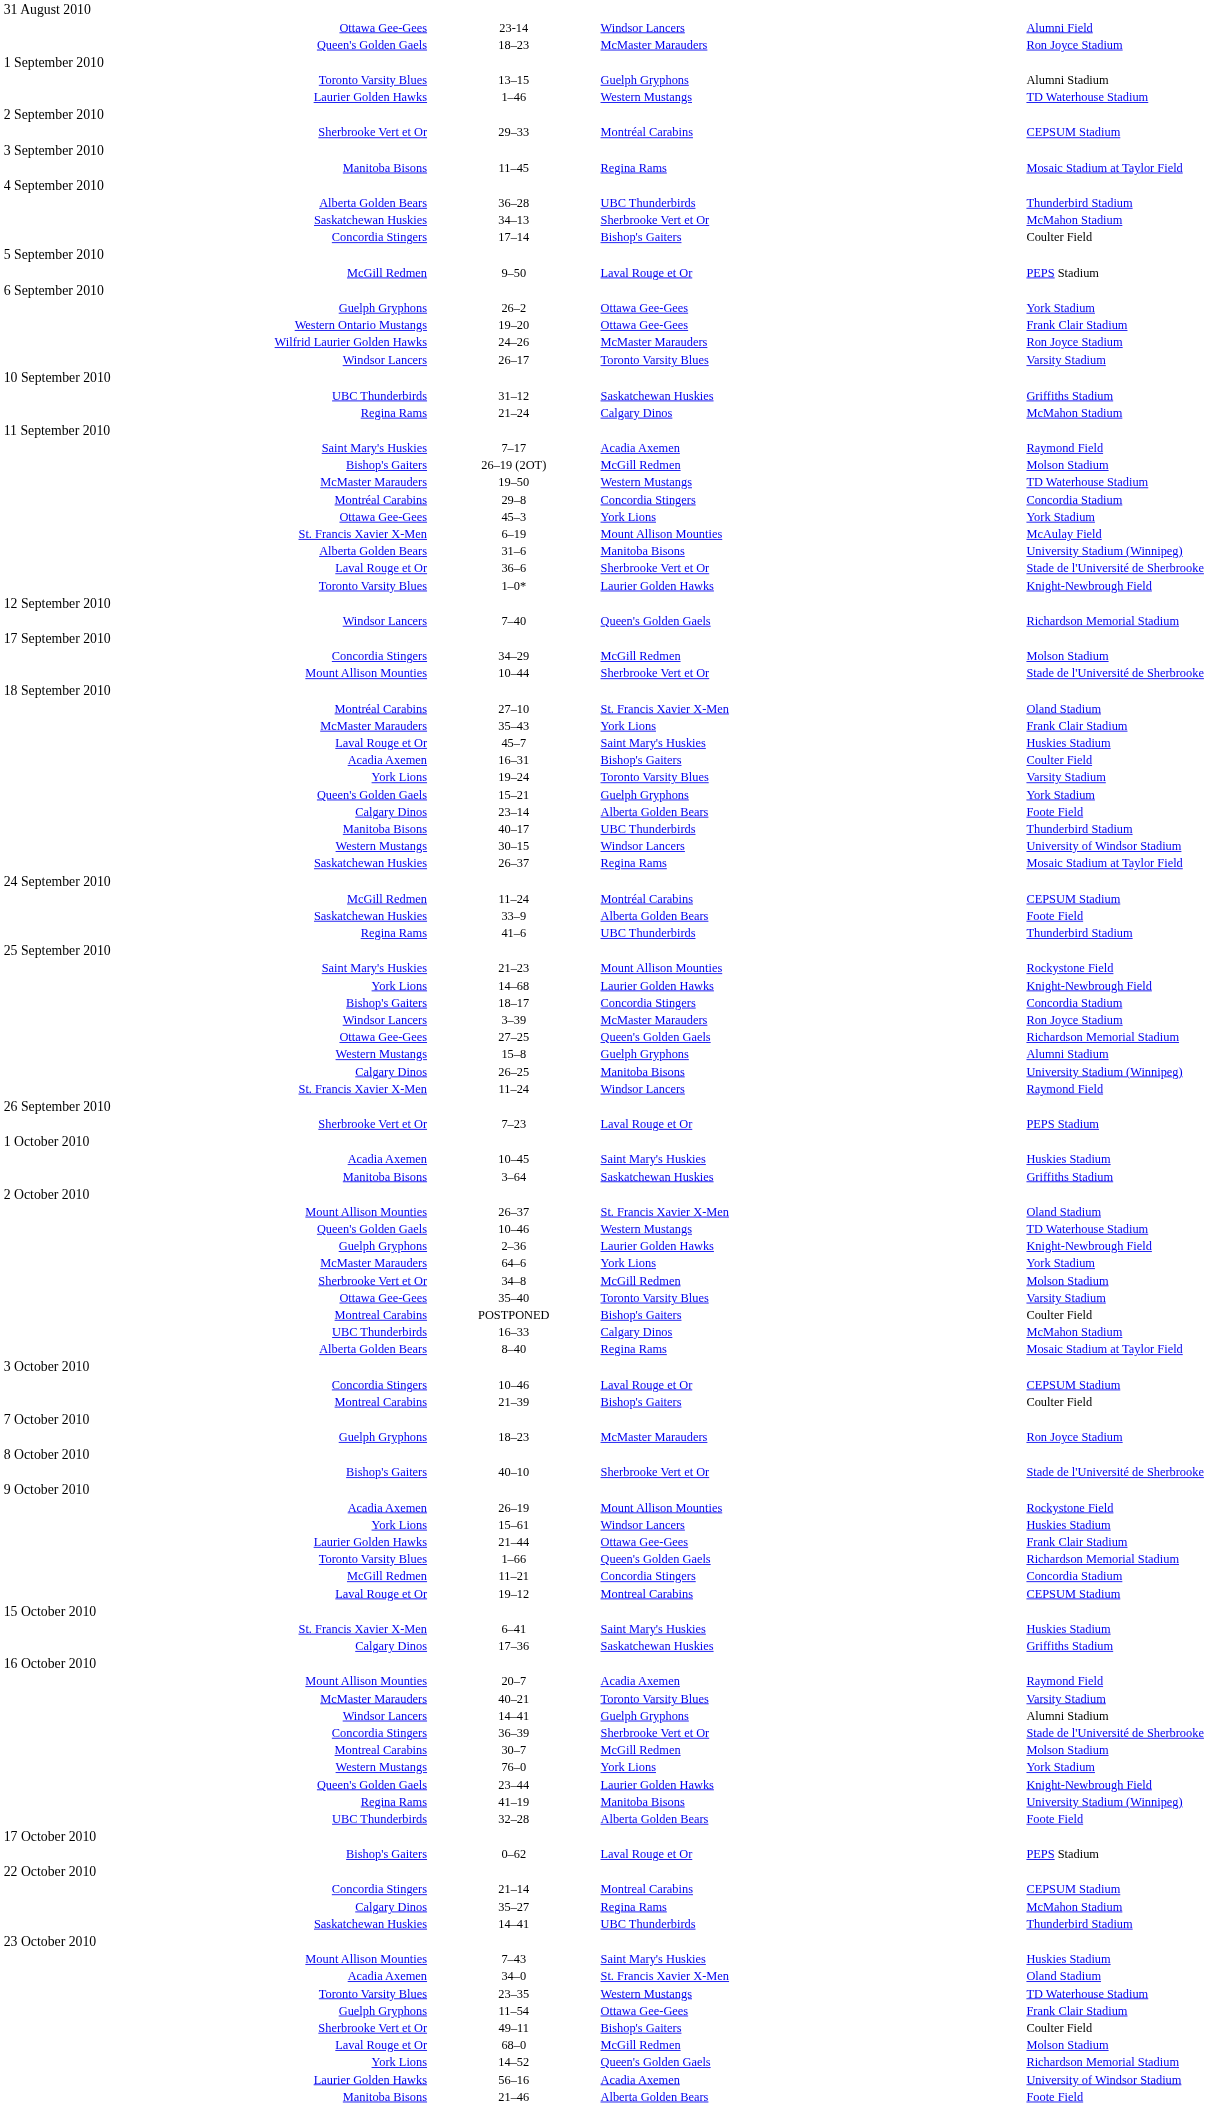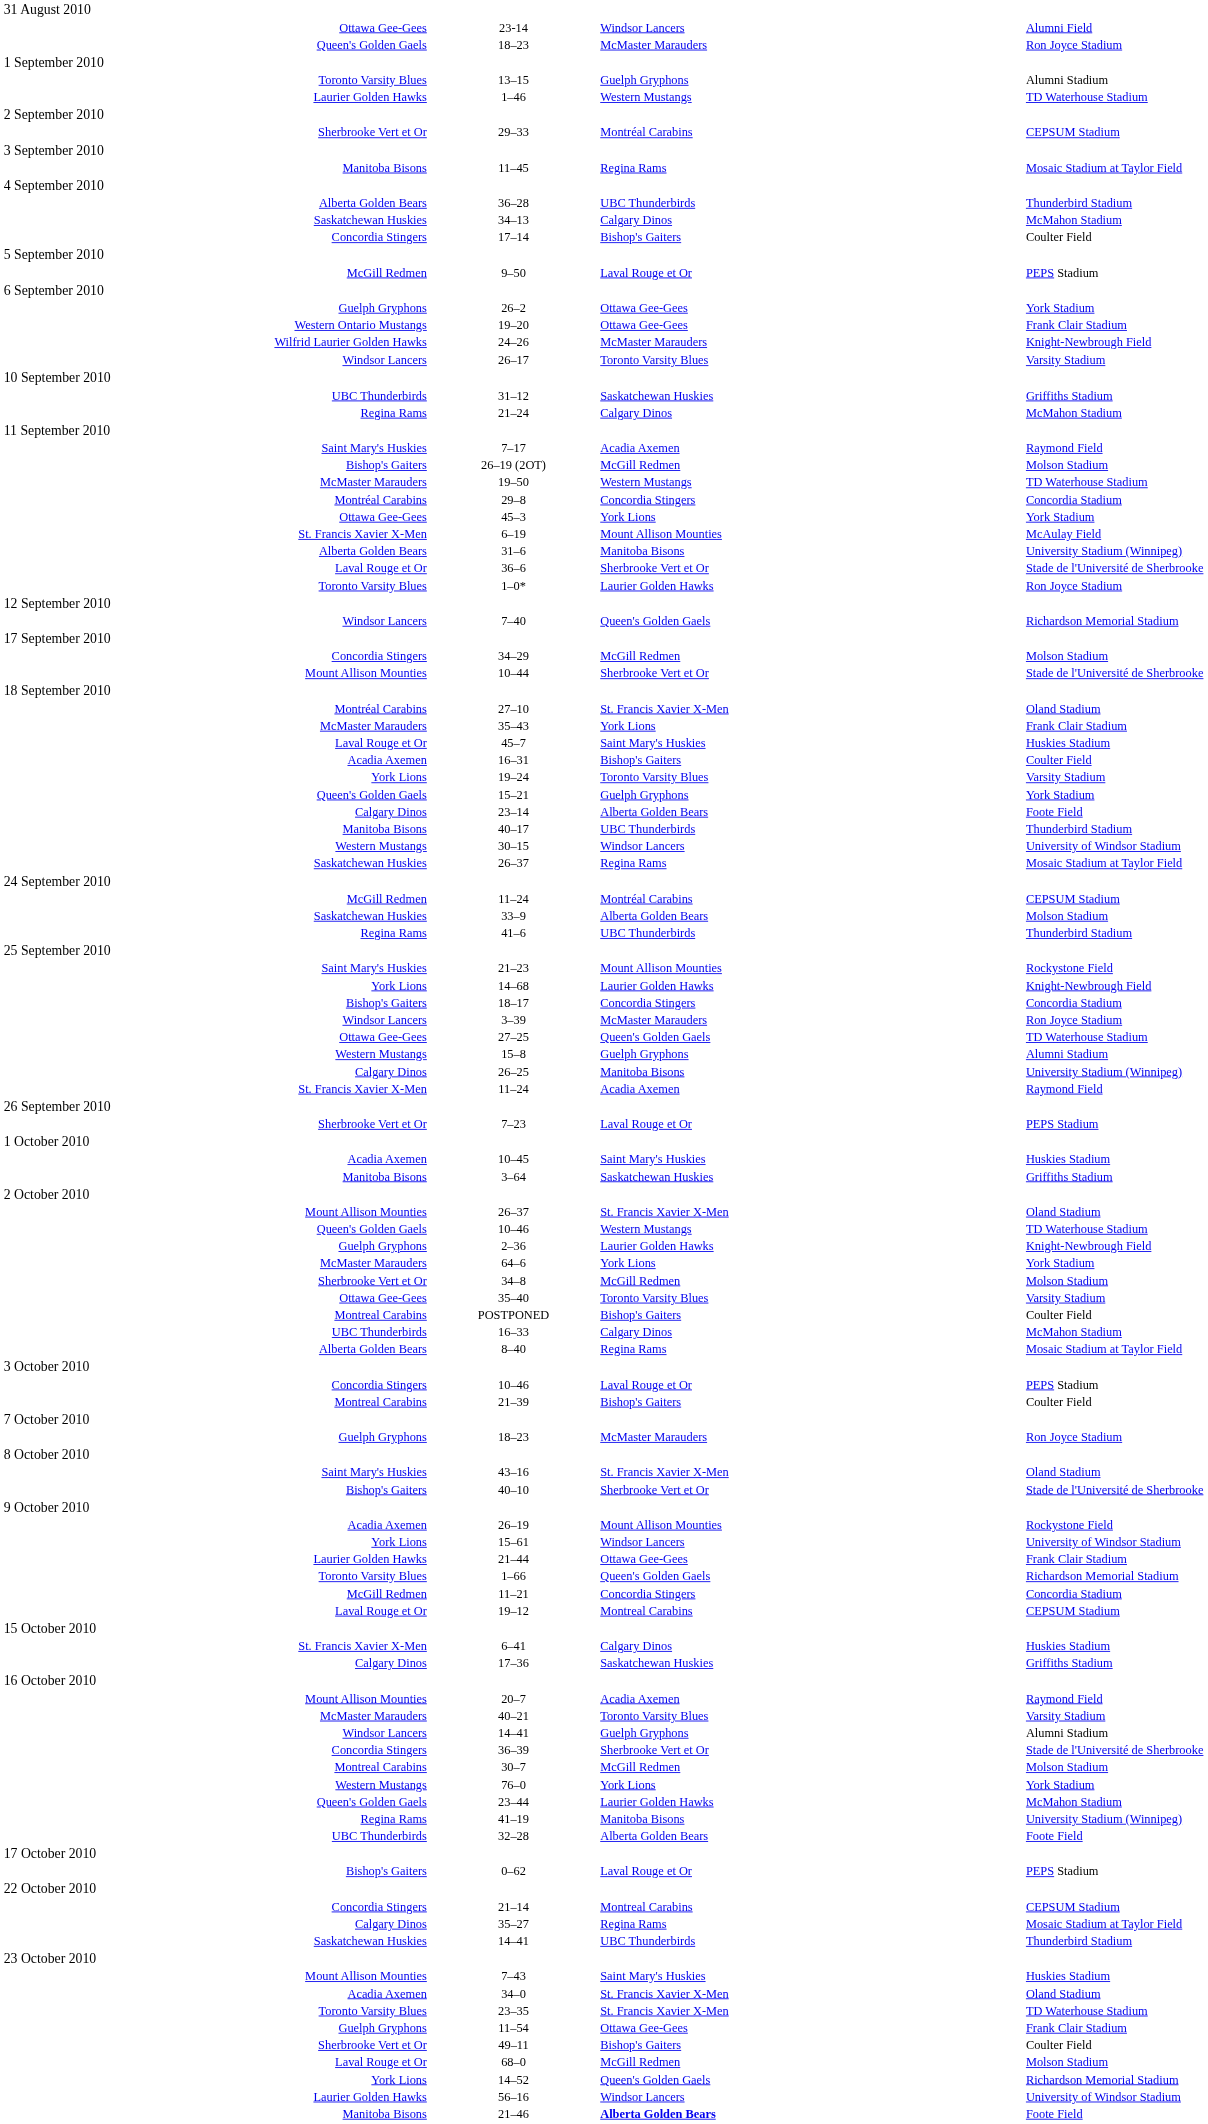(655, 220) Sherbrooke Vert et Or -> (636, 220) Calgary Dinos
(1075, 342) Ron Joyce Stadium -> (1089, 342) Knight-Newbrough Field
(1089, 585) Knight-Newbrough Field -> (1074, 585) Ron Joyce Stadium
(1055, 916) Foote Field -> (1067, 916) Molson Stadium
(1103, 1037) Richardson Memorial Stadium -> (1087, 1037) TD Waterhouse Stadium
(643, 1088) Windsor Lancers -> (640, 1088) Acadia Axemen
(1073, 1384) CEPSUM Stadium -> (1062, 1384) PEPS Stadium
+ row: (374, 1472)
(1069, 1524) Huskies Stadium -> (1103, 1542) University of Windsor Stadium
(653, 1629) Saint Mary's Huskies -> (636, 1646) Calgary Dinos
(1089, 1784) Knight-Newbrough Field -> (1074, 1801) McMahon Stadium
(1074, 1906) McMahon Stadium -> (1104, 1924) Mosaic Stadium at Taylor Field
(646, 1993) Western Mustangs -> (664, 2010) St. Francis Xavier X-Men
(640, 2079) Acadia Axemen -> (642, 2096) Windsor Lancers
(654, 2096) normal -> (658, 2114) bold
